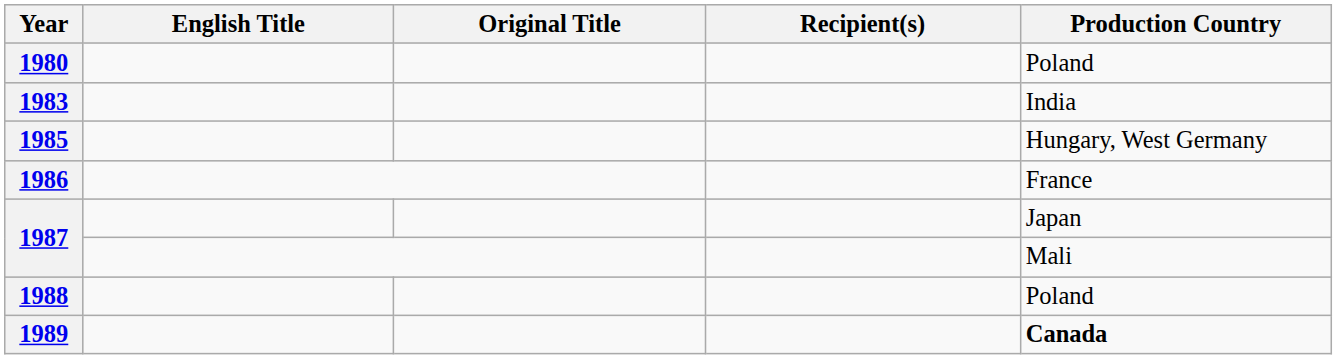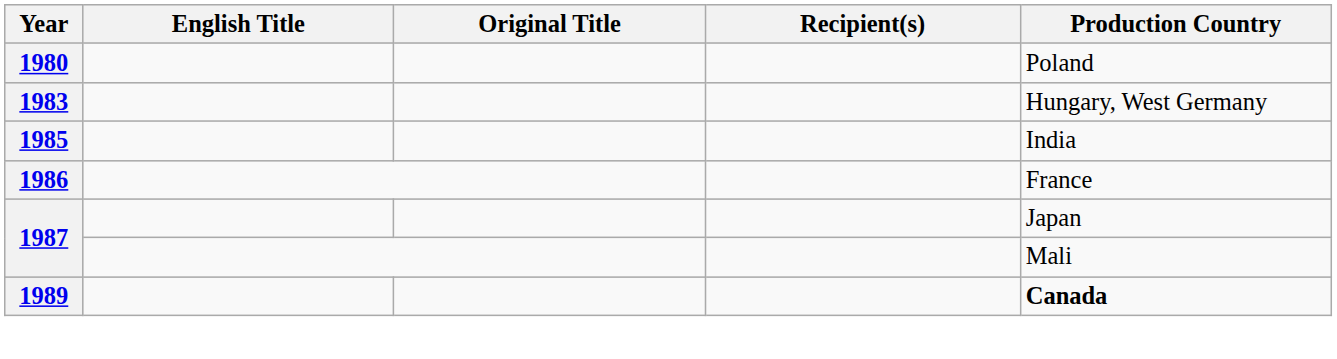(1051, 101) India -> (1146, 101) Hungary, West Germany
(1146, 140) Hungary, West Germany -> (1051, 140) India
- row: (44, 295)
